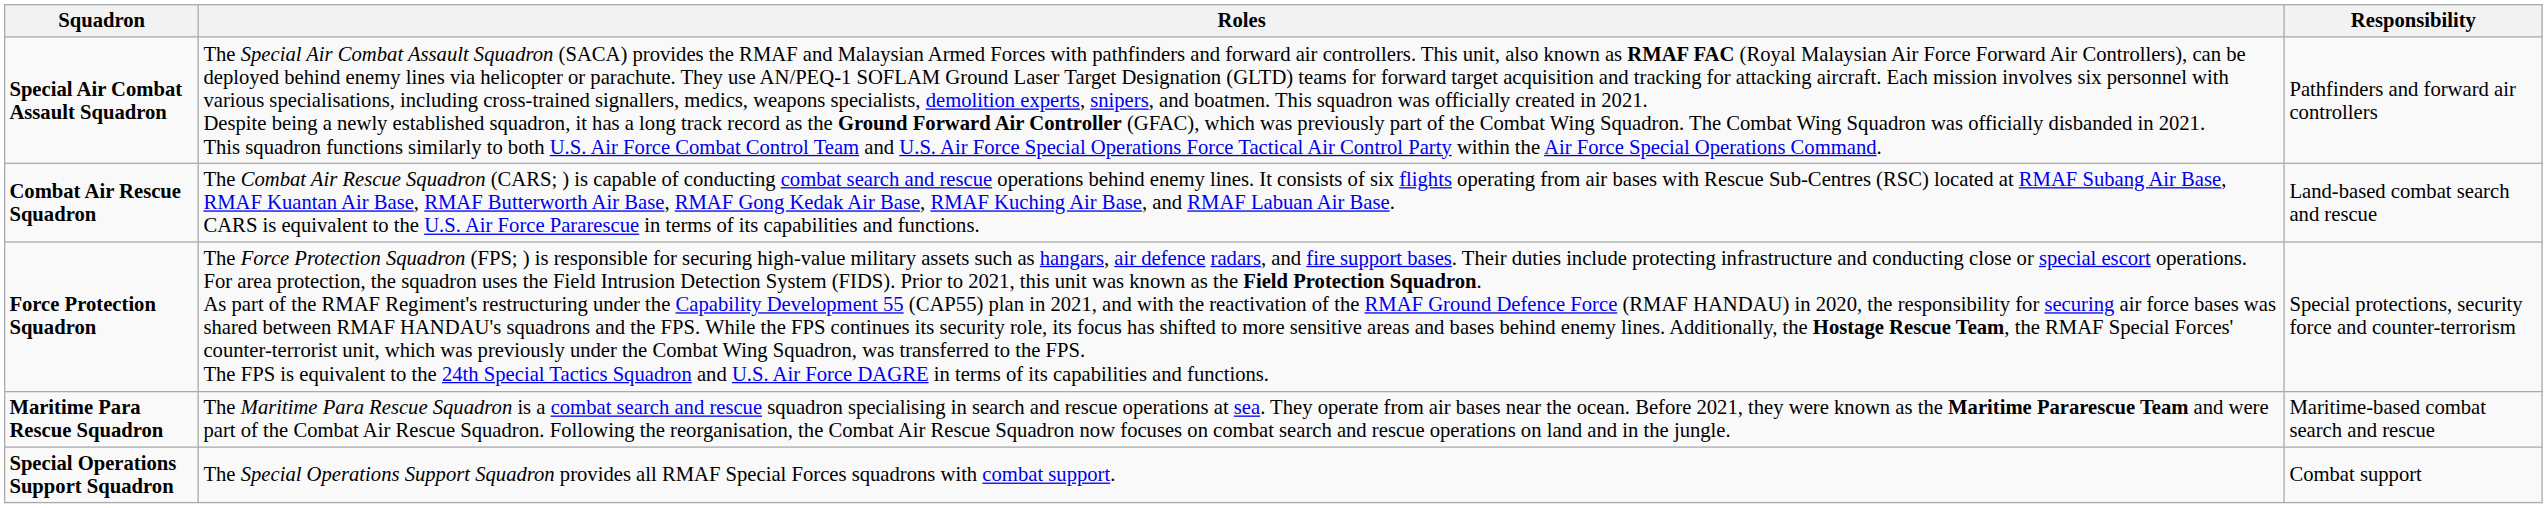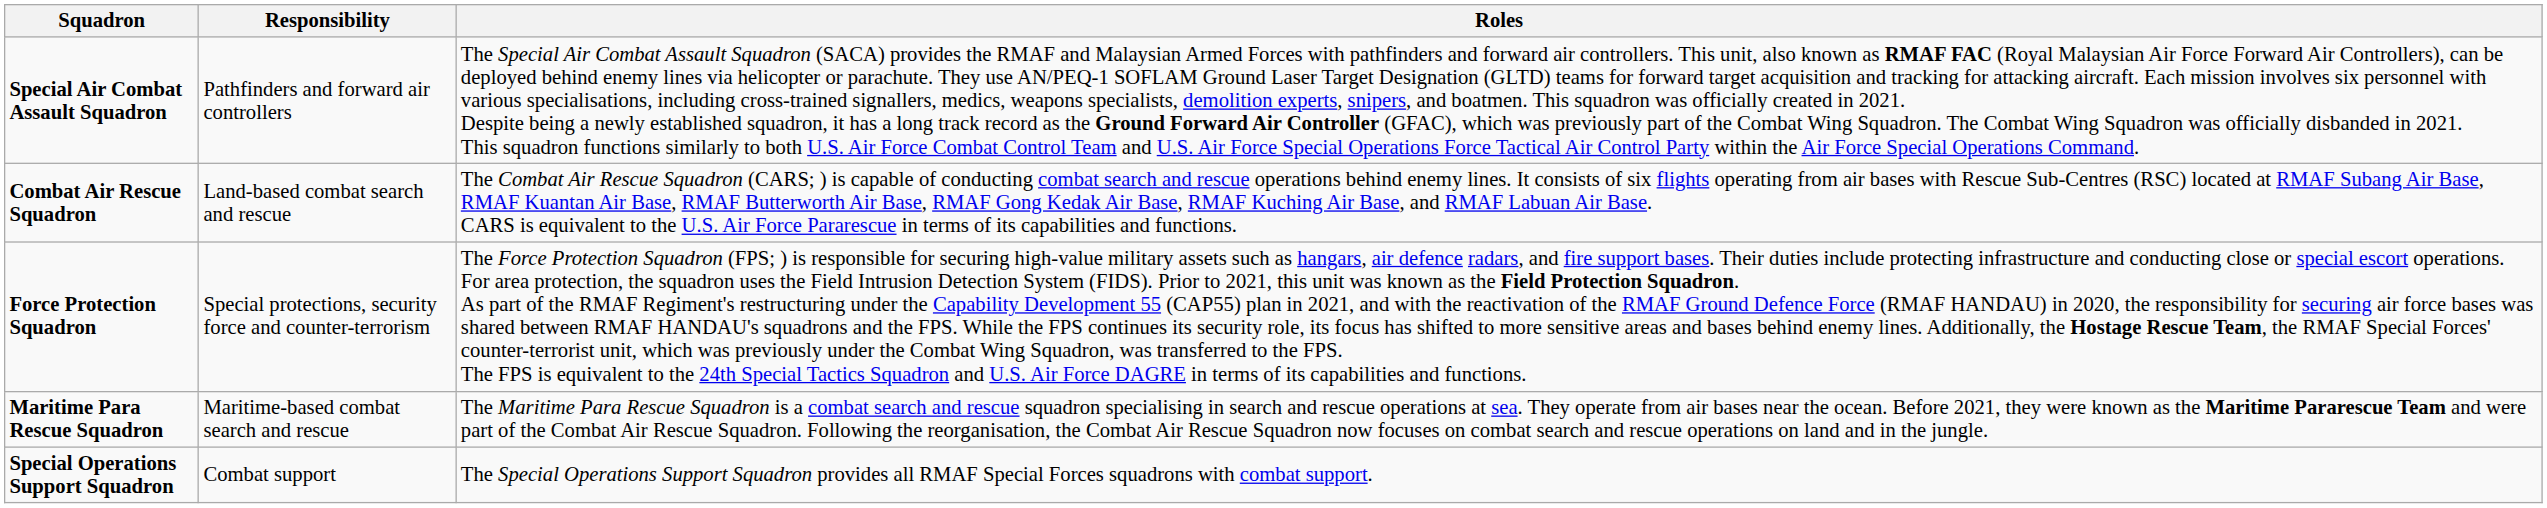columns swapped: (2413, 20) <-> (1242, 20)
